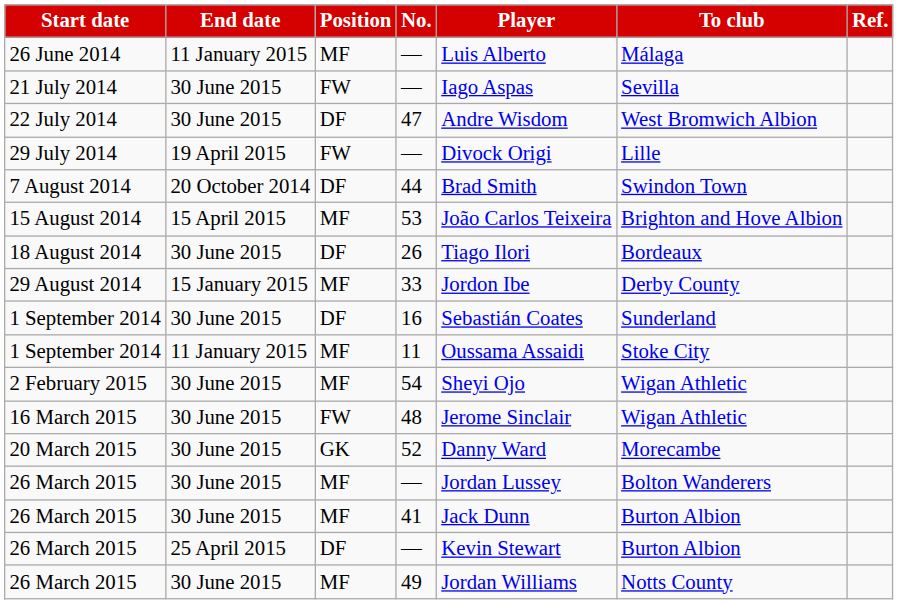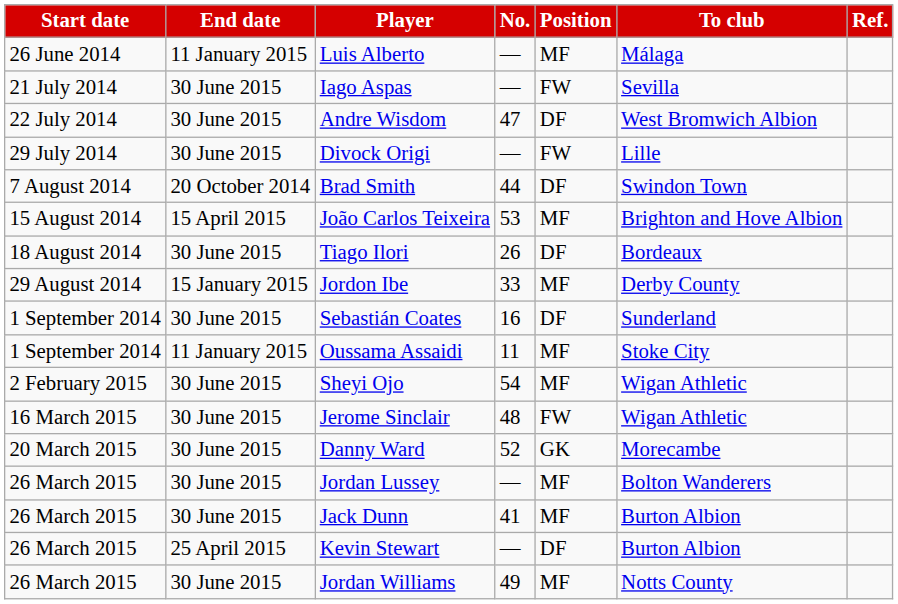columns swapped: (356, 20) <-> (526, 20)
(228, 152) 19 April 2015 -> (226, 152) 30 June 2015
